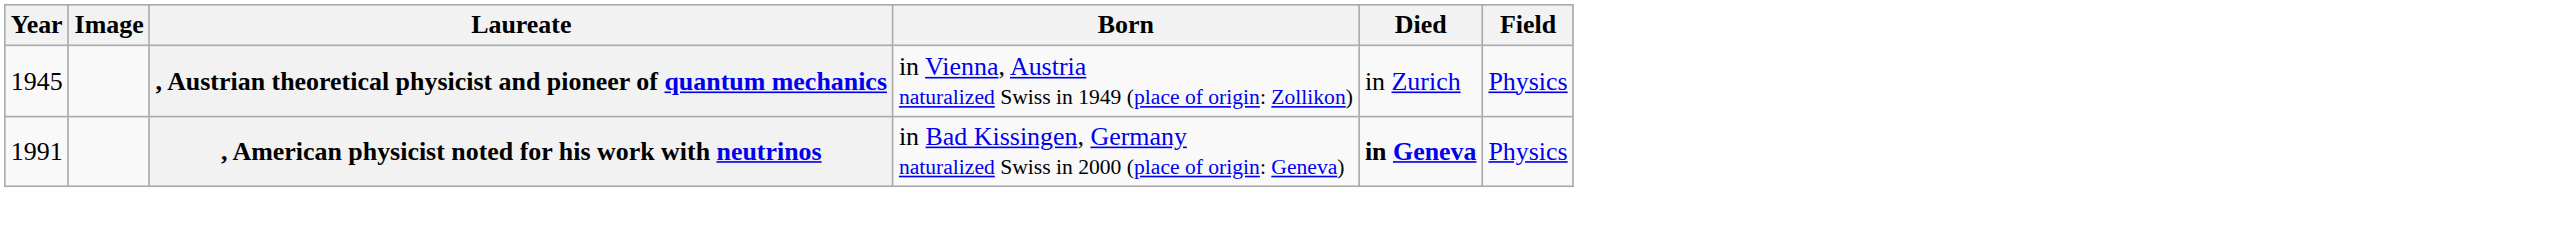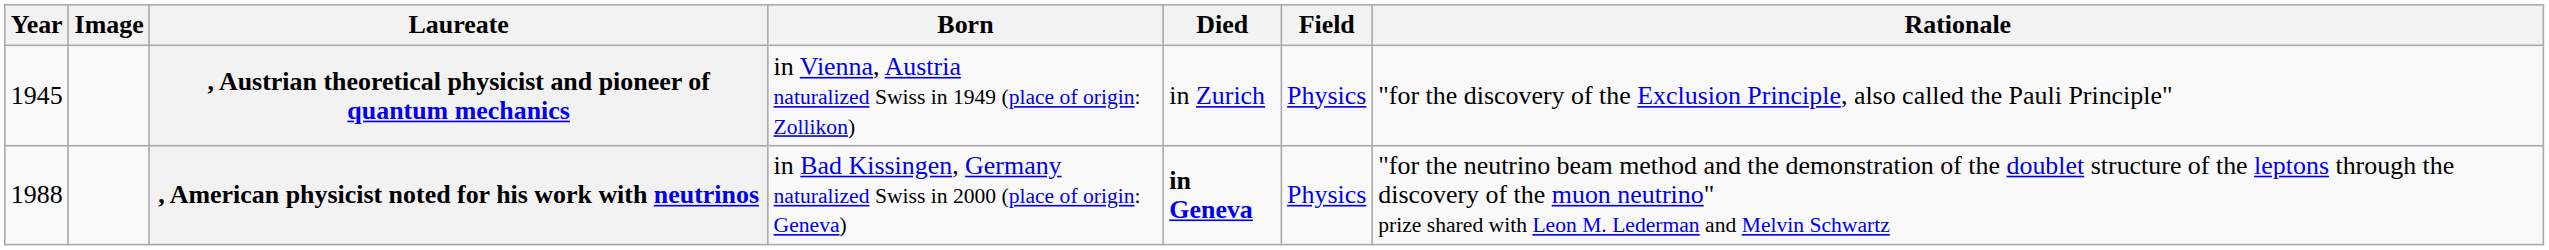+ column: (1958, 25)
(37, 151) 1991 -> (37, 194) 1988
